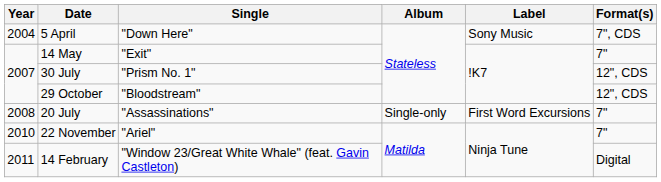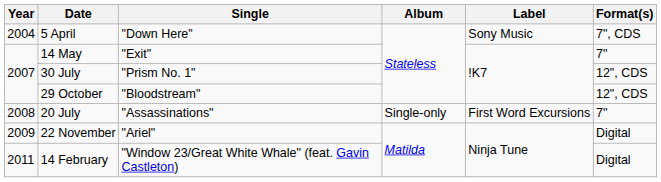(21, 133) 2010 -> (21, 133) 2009
(602, 133) 7" -> (613, 133) Digital
